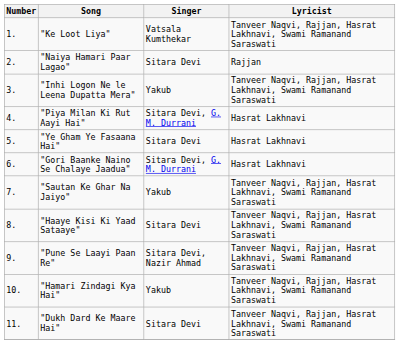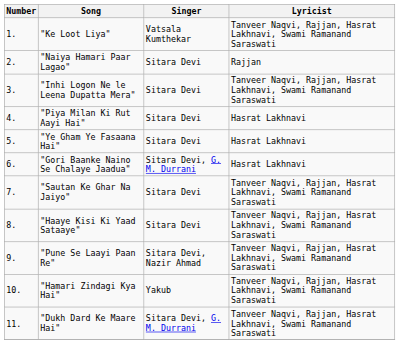(158, 90) Yakub -> (173, 90) Sitara Devi
(183, 118) Sitara Devi, G. M. Durrani -> (173, 118) Sitara Devi
(158, 192) Yakub -> (173, 192) Sitara Devi
(173, 323) Sitara Devi -> (183, 323) Sitara Devi, G. M. Durrani
